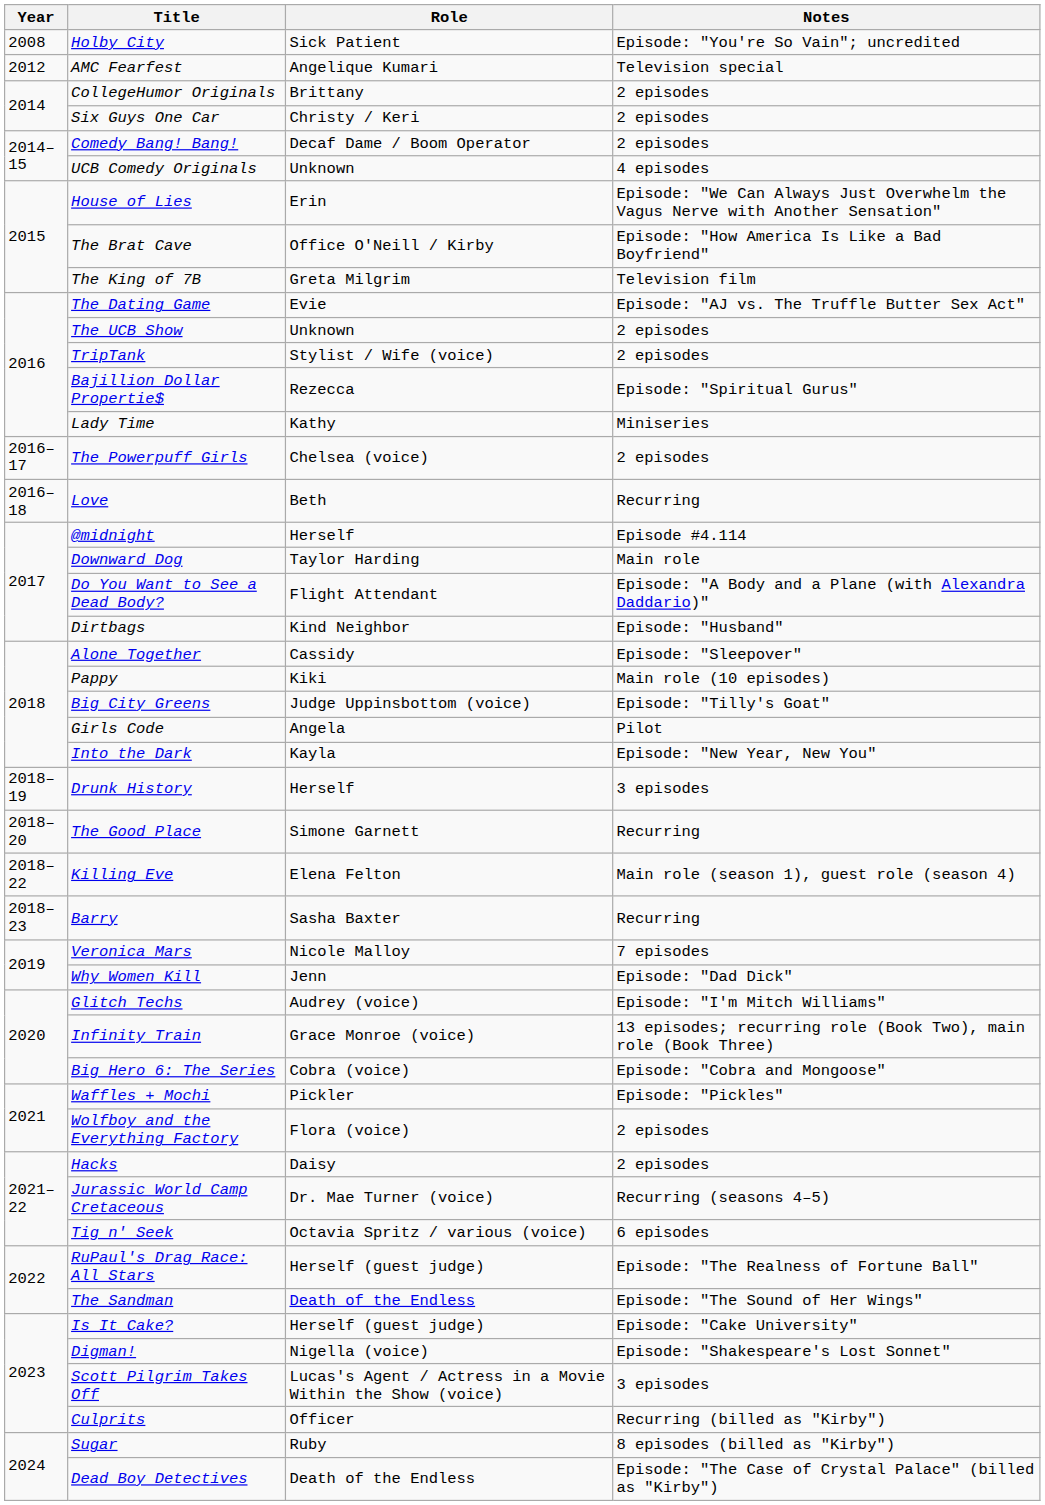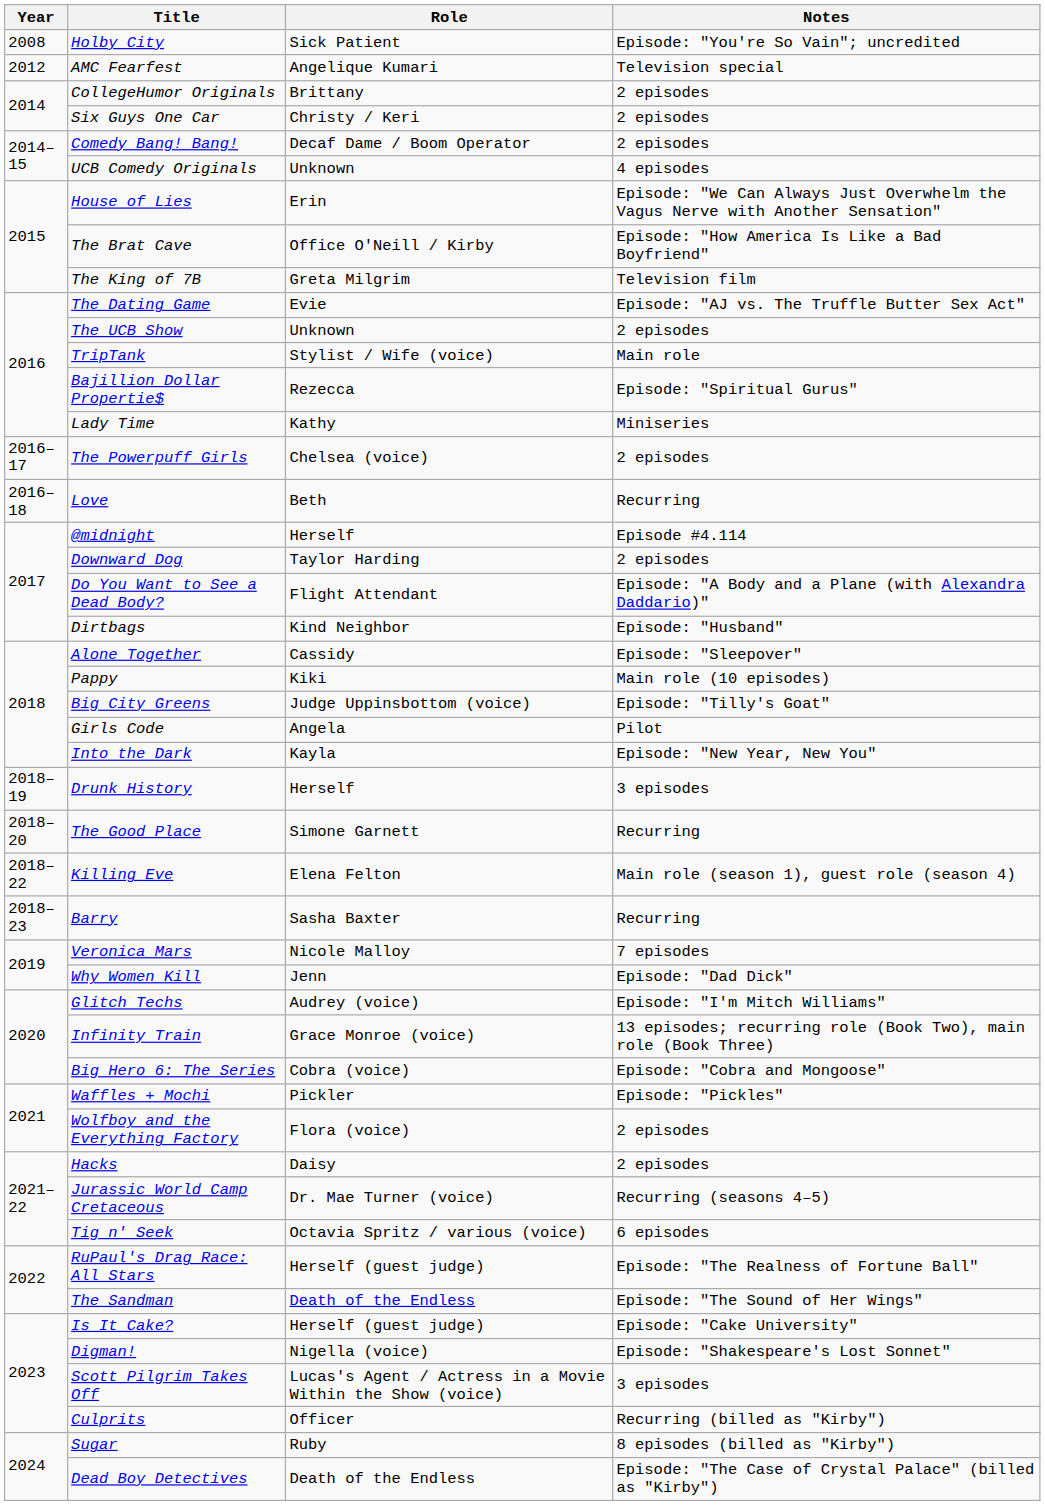(663, 355) 2 episodes -> (658, 355) Main role
(658, 560) Main role -> (663, 560) 2 episodes
